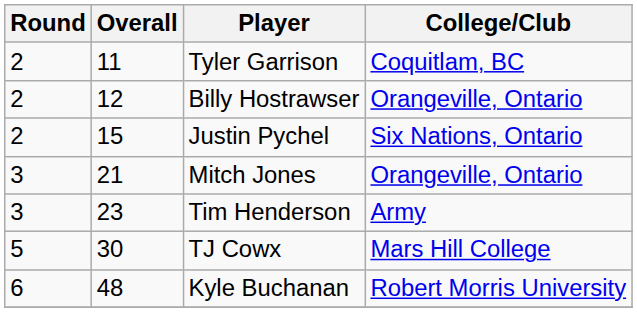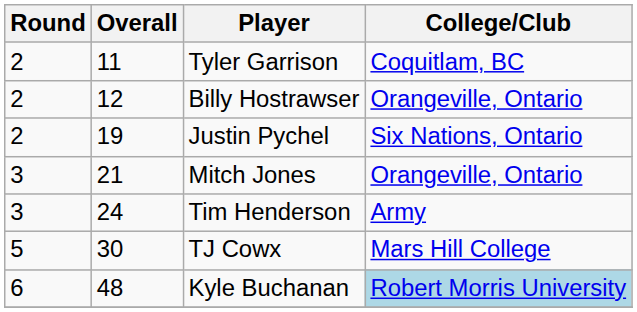(110, 136) 15 -> (110, 136) 19
(110, 212) 23 -> (110, 212) 24
(498, 288) no background -> (498, 288) lightblue background
